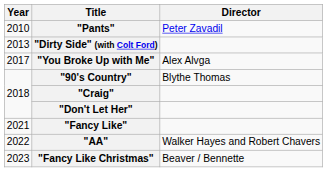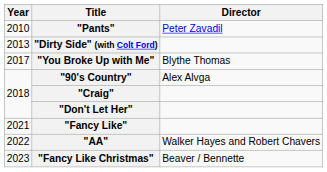(186, 61) Alex Alvga -> (196, 61) Blythe Thomas
(196, 77) Blythe Thomas -> (186, 77) Alex Alvga
